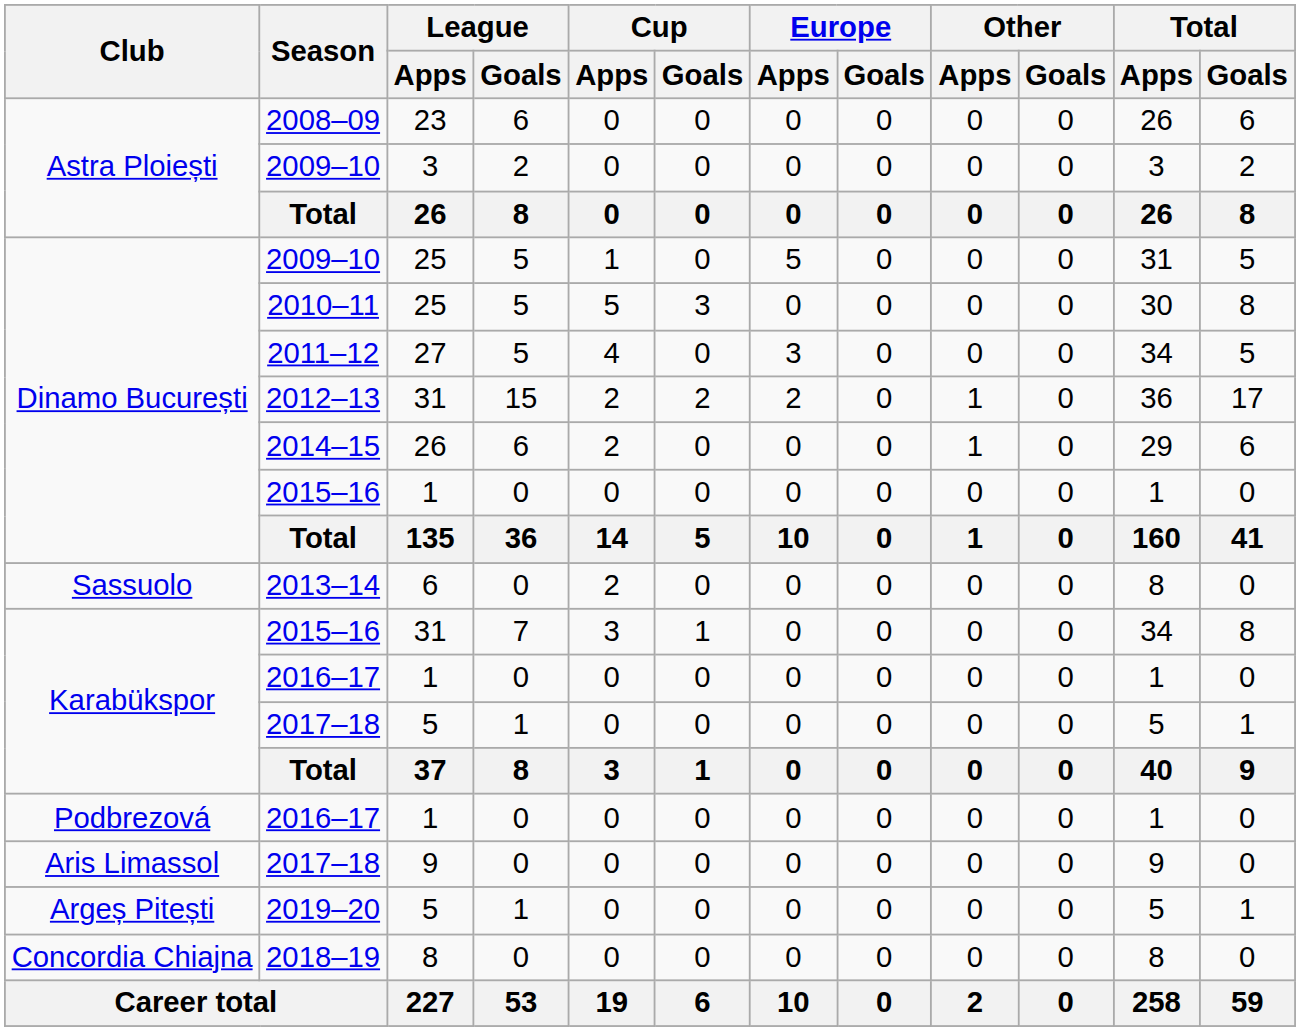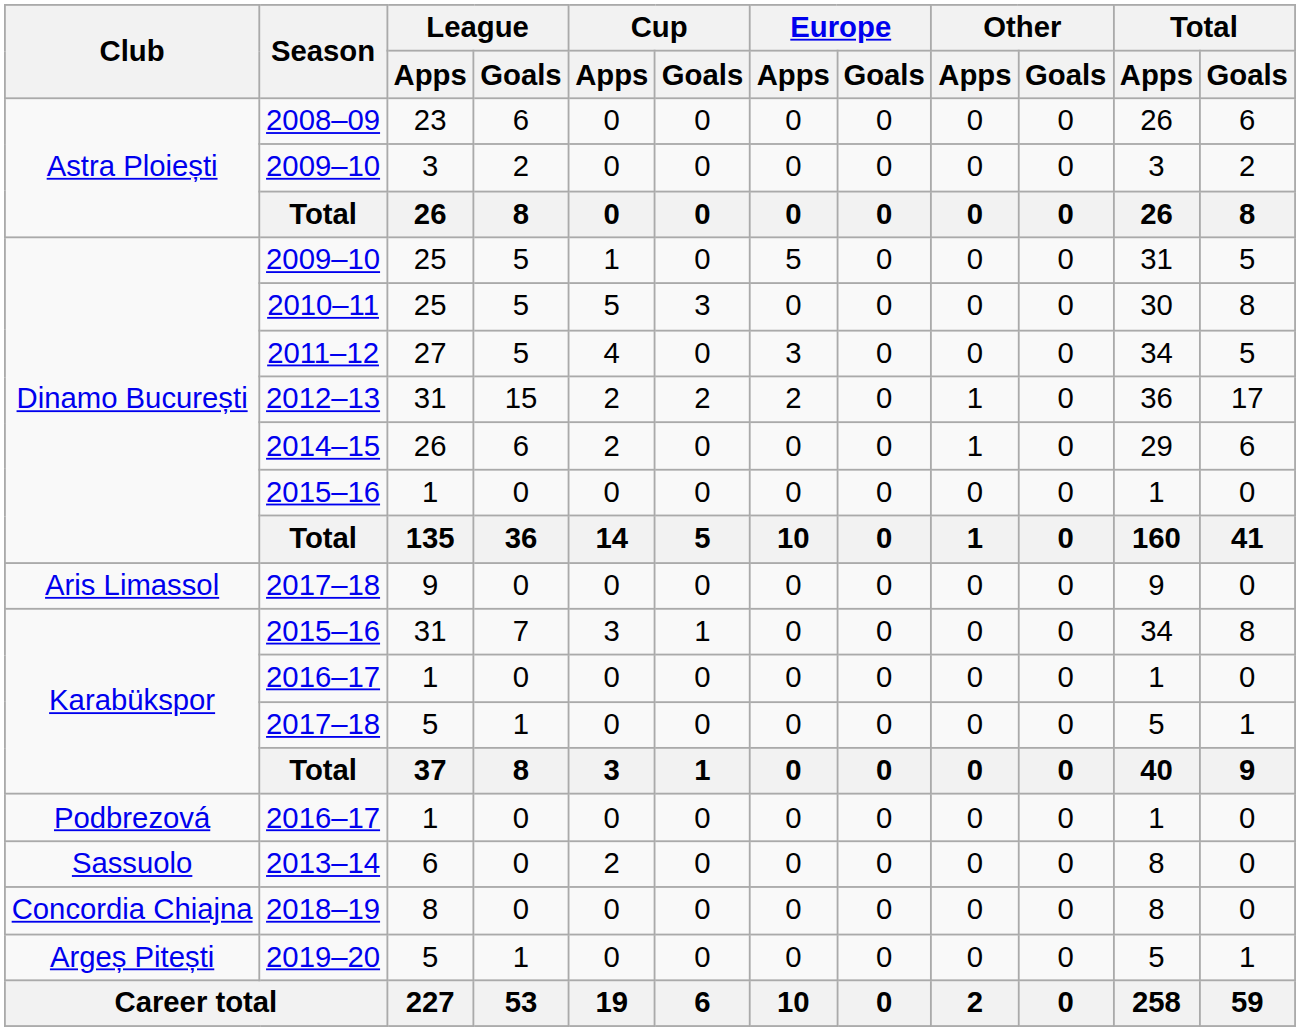rows swapped: (132, 584) <-> (132, 863)
rows swapped: (132, 956) <-> (132, 910)
